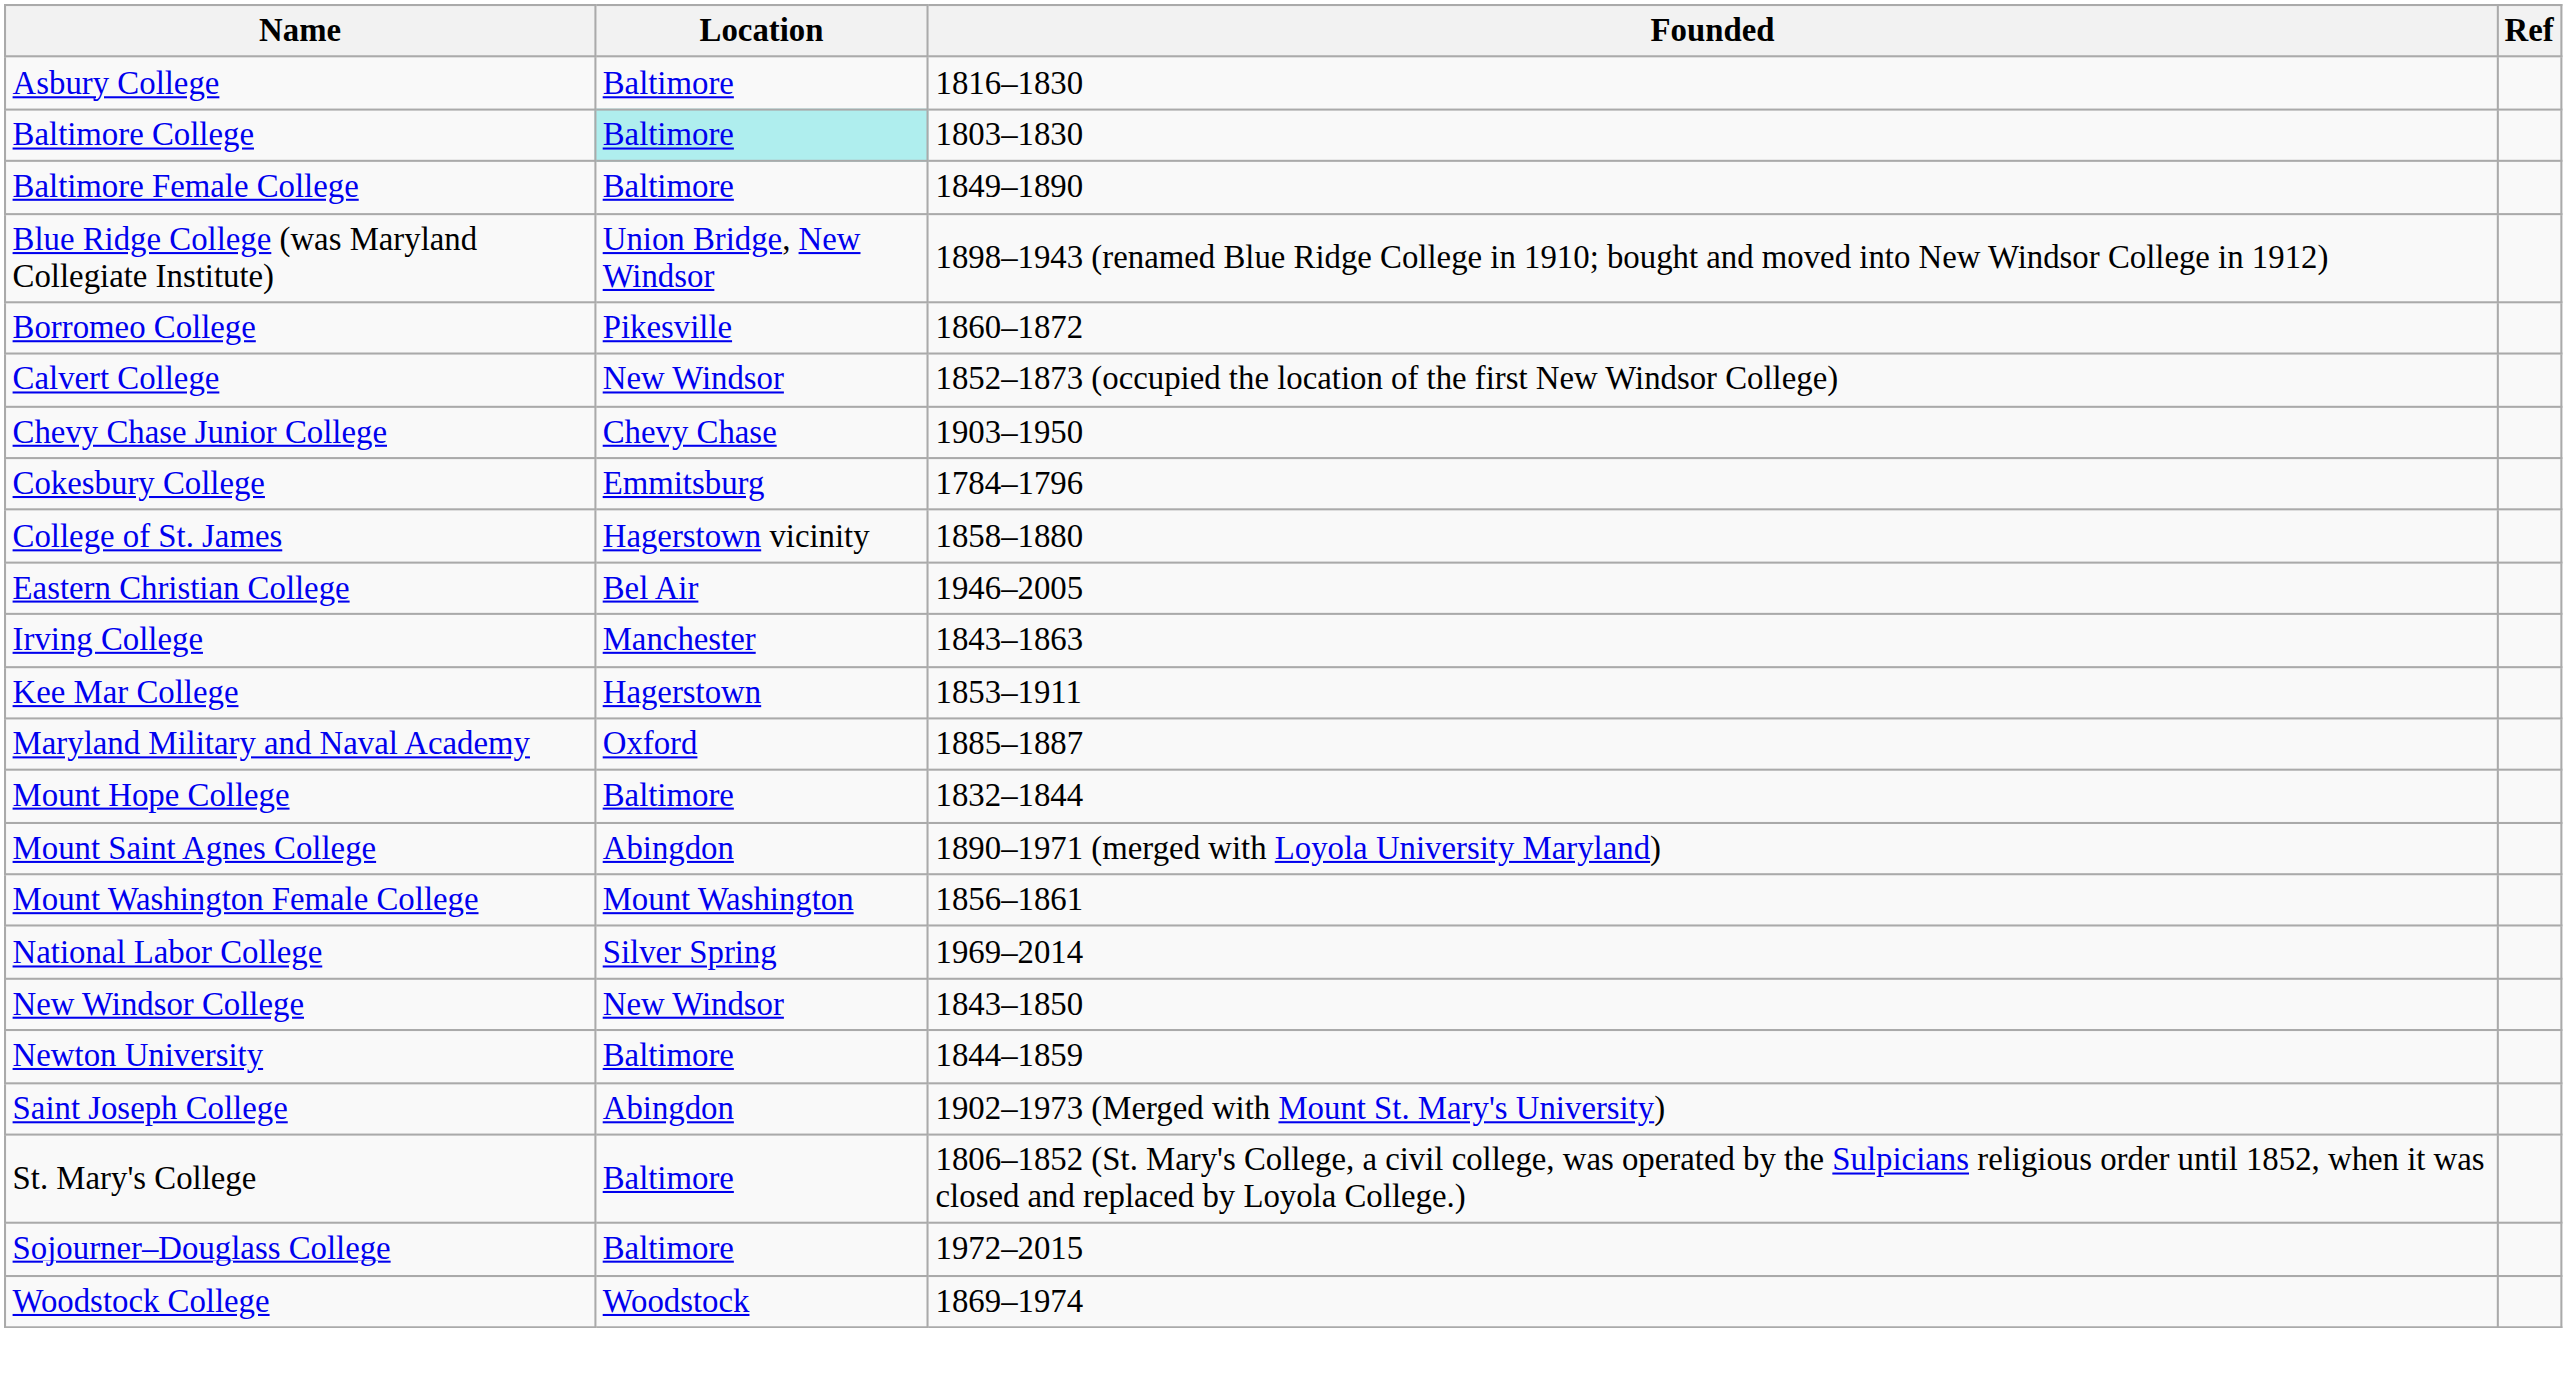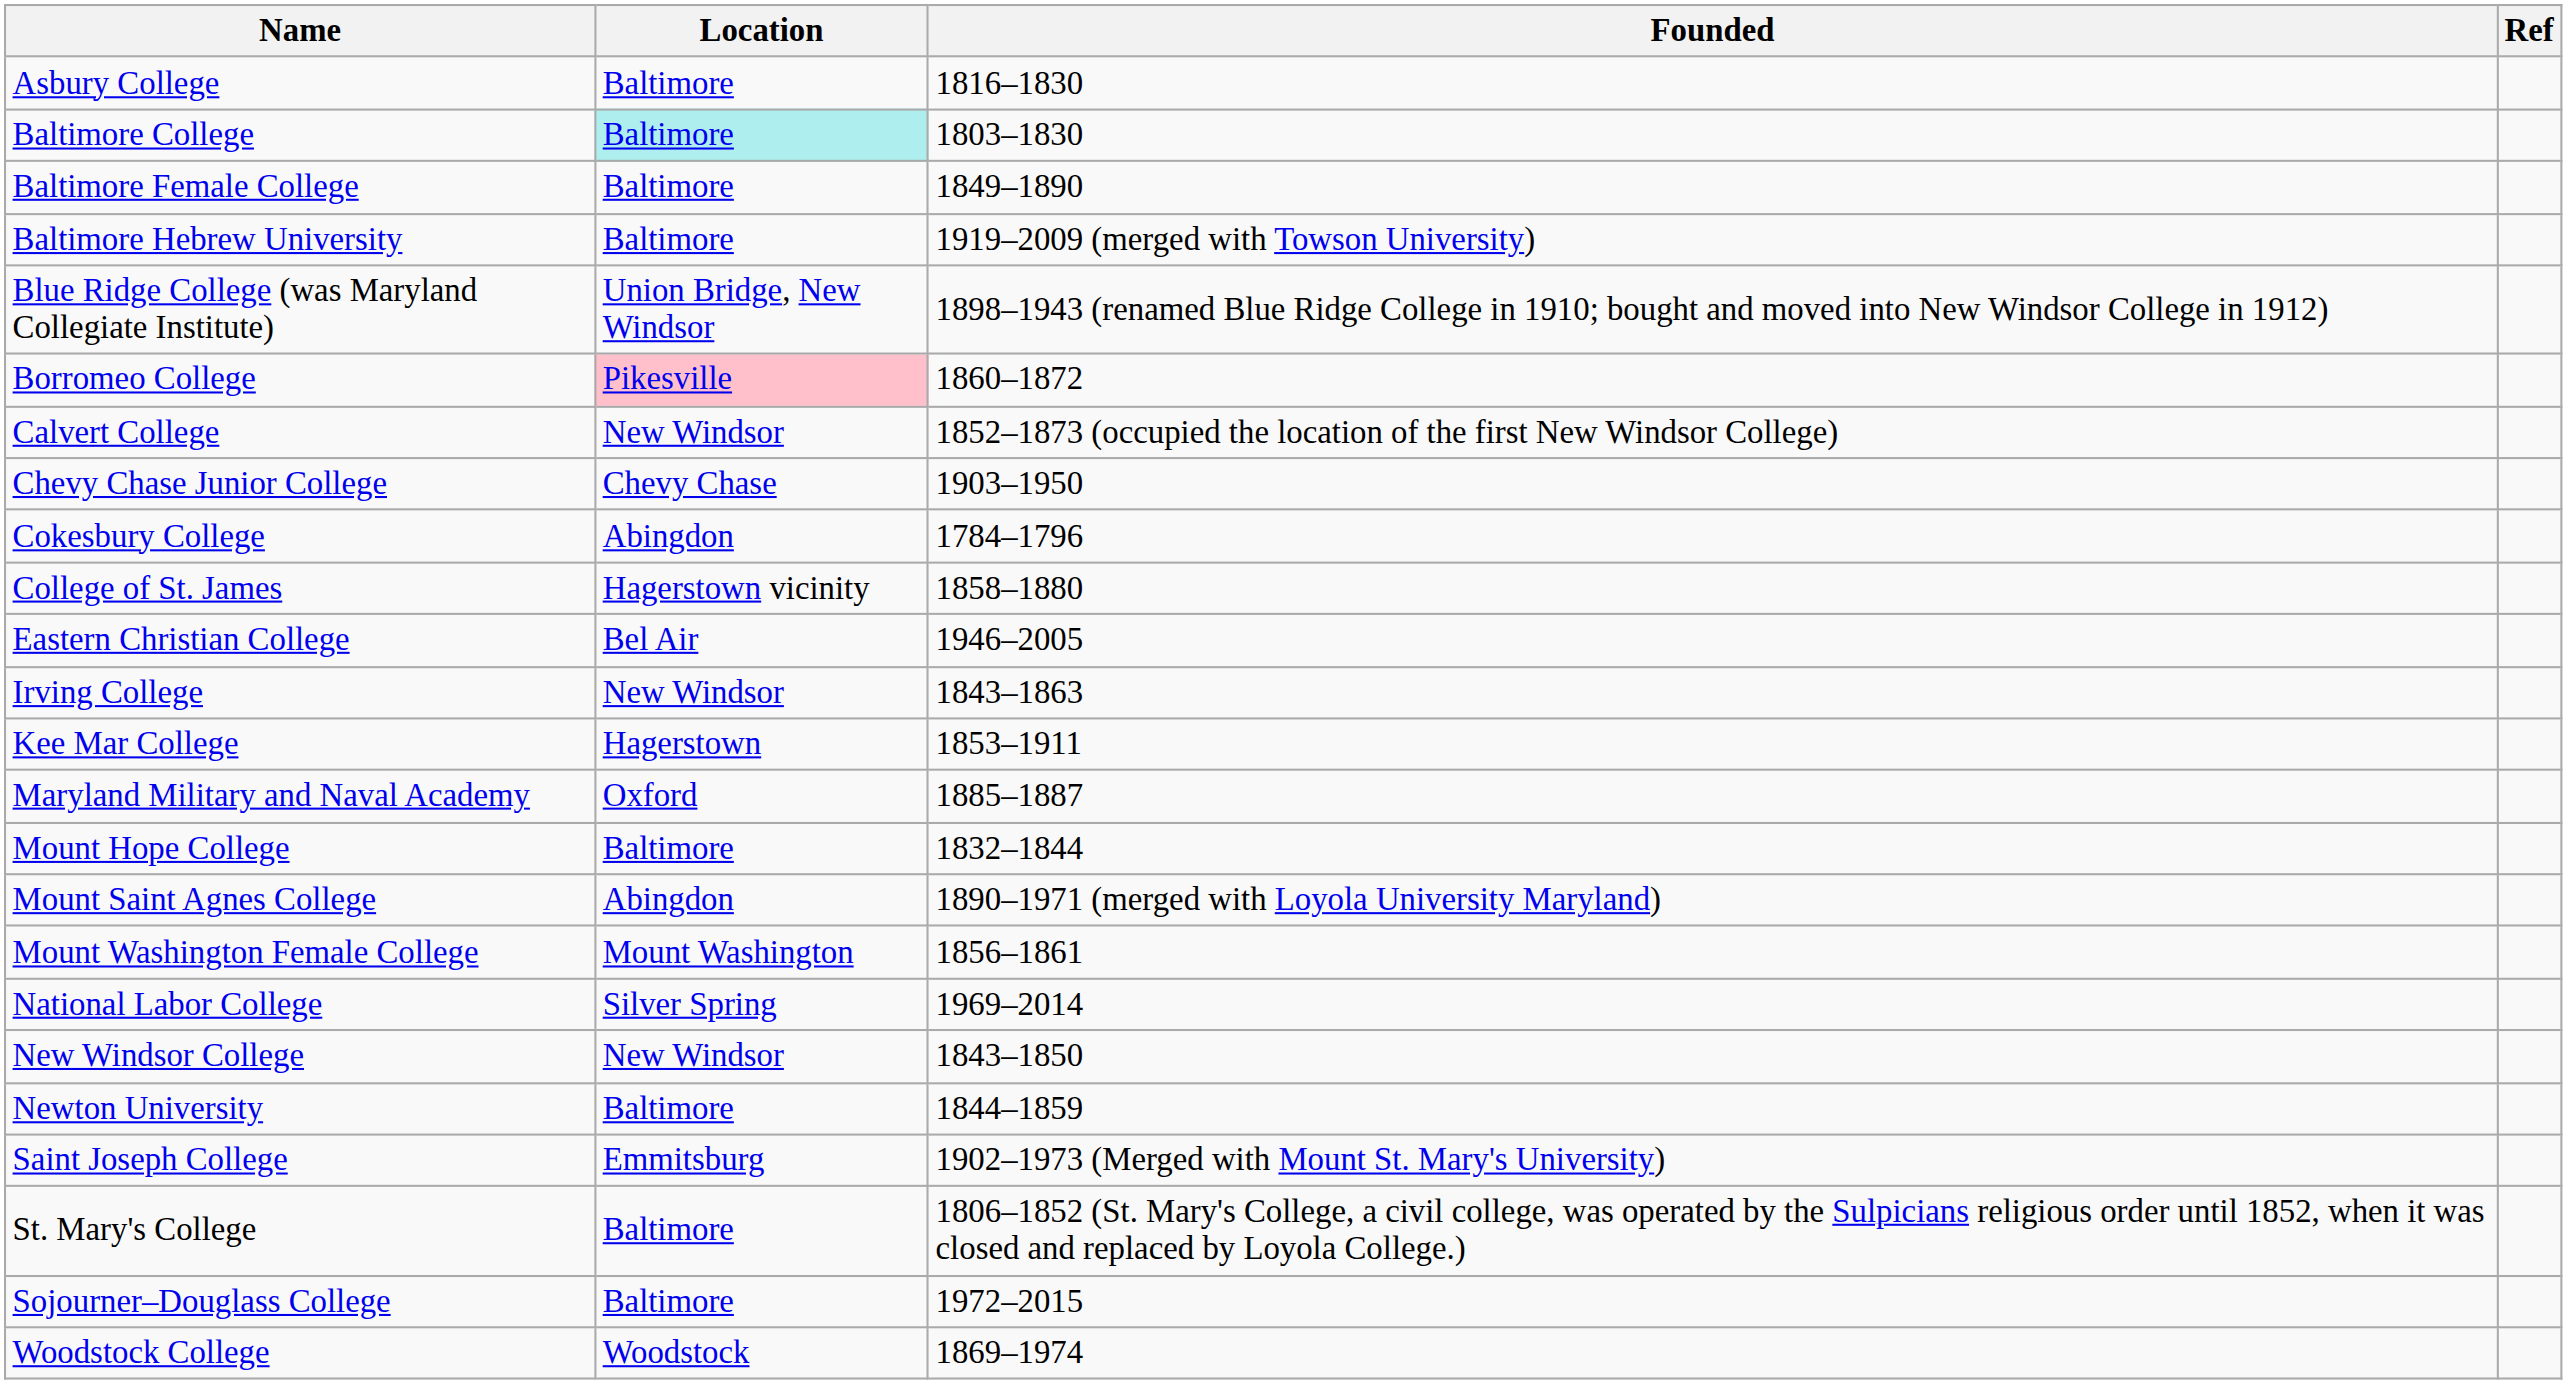+ row: (208, 238)
(667, 327) no background -> (667, 379) pink background
(683, 483) Emmitsburg -> (668, 535) Abingdon
(679, 639) Manchester -> (693, 691) New Windsor
(668, 1107) Abingdon -> (683, 1159) Emmitsburg
